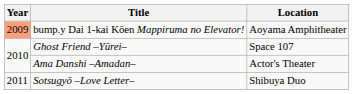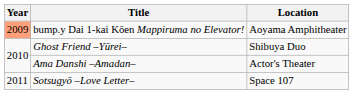(271, 47) Space 107 -> (277, 47) Shibuya Duo
(277, 81) Shibuya Duo -> (271, 81) Space 107
